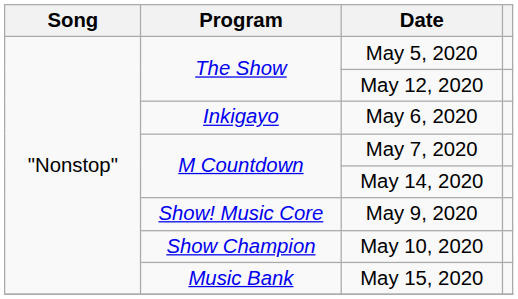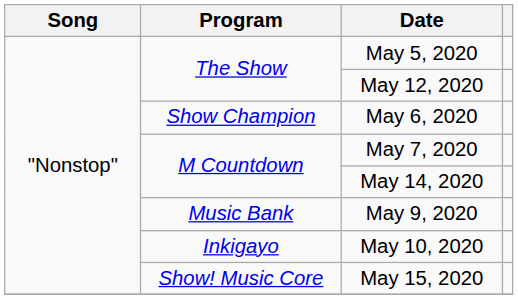(241, 117) Inkigayo -> (241, 117) Show Champion
(241, 213) Show! Music Core -> (241, 213) Music Bank
(241, 246) Show Champion -> (241, 246) Inkigayo
(241, 278) Music Bank -> (241, 278) Show! Music Core
